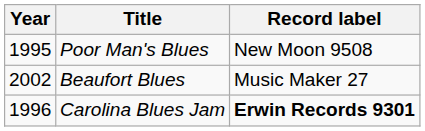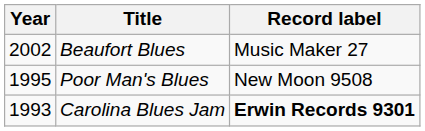rows swapped: (134, 49) <-> (123, 79)
(30, 110) 1996 -> (30, 110) 1993
